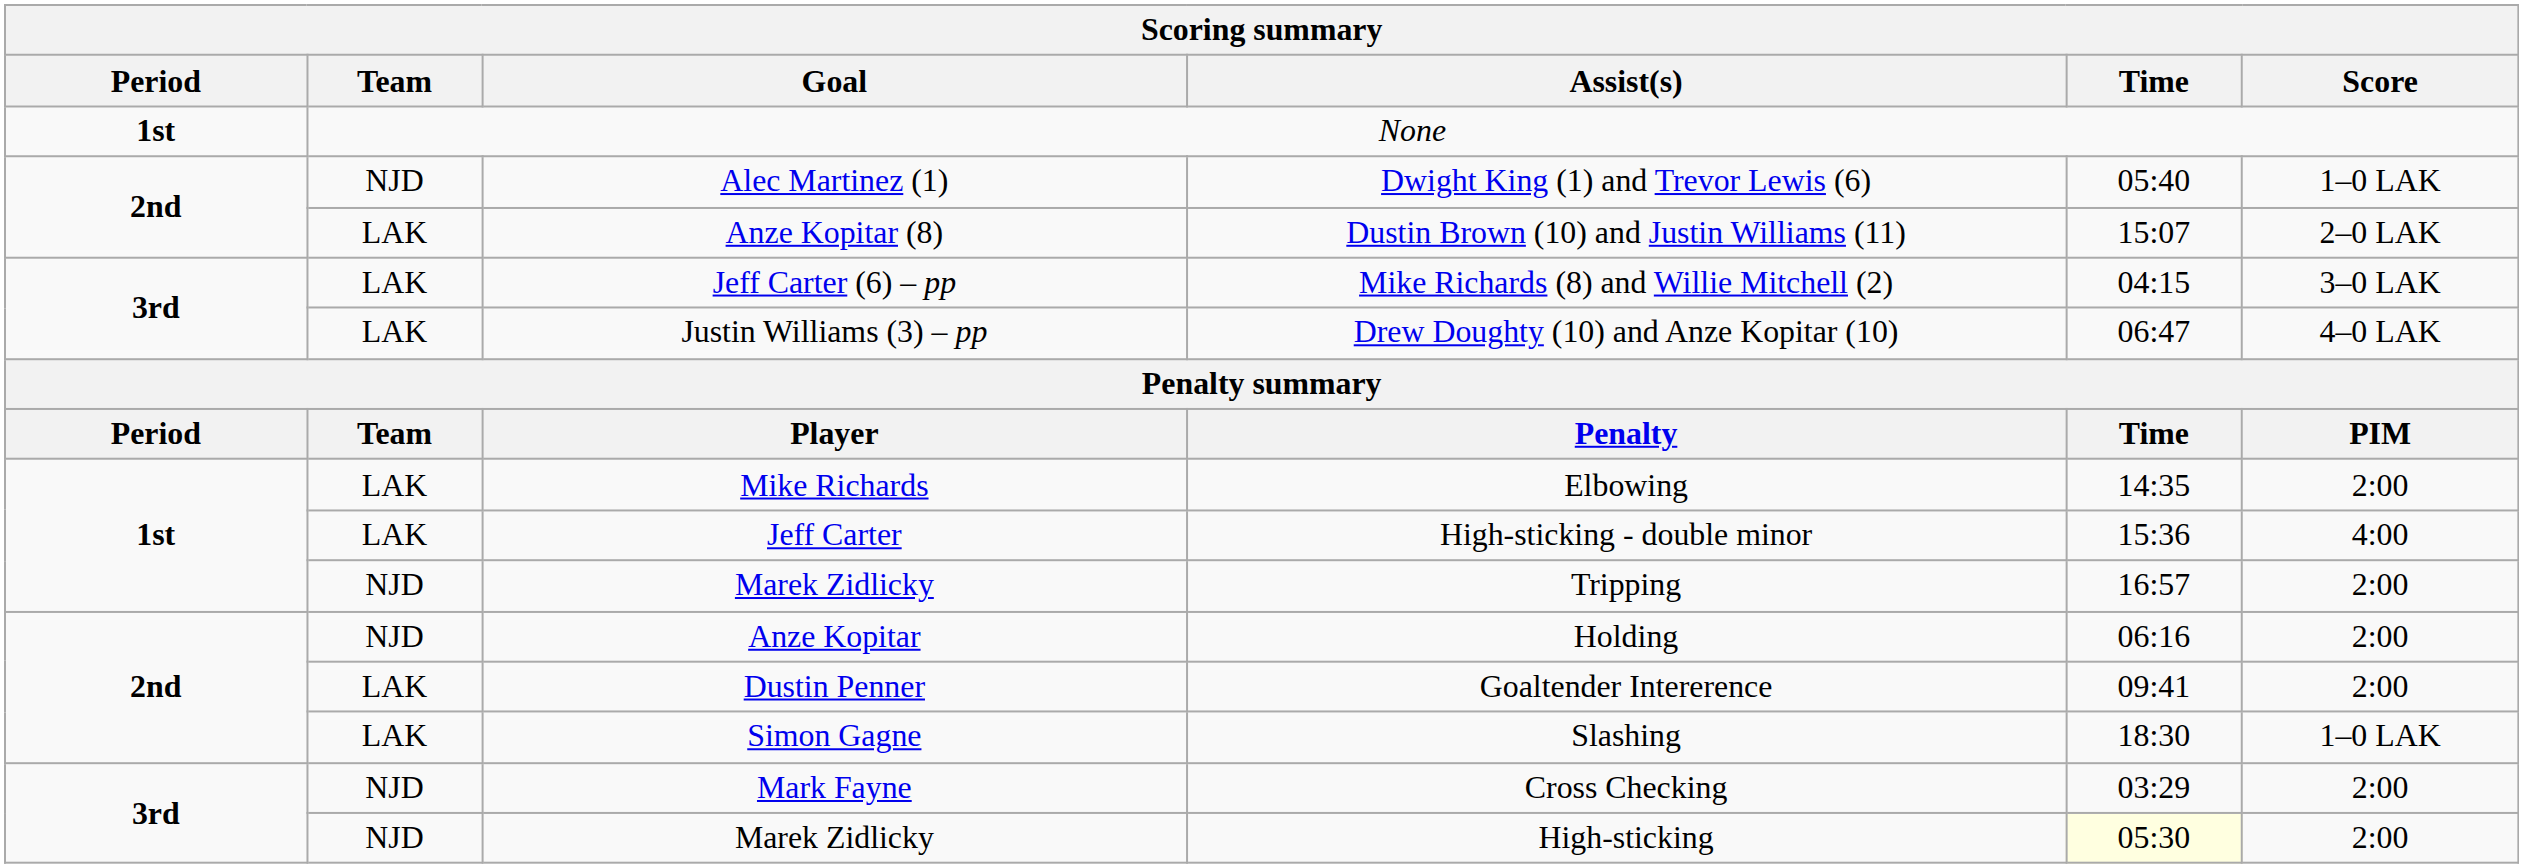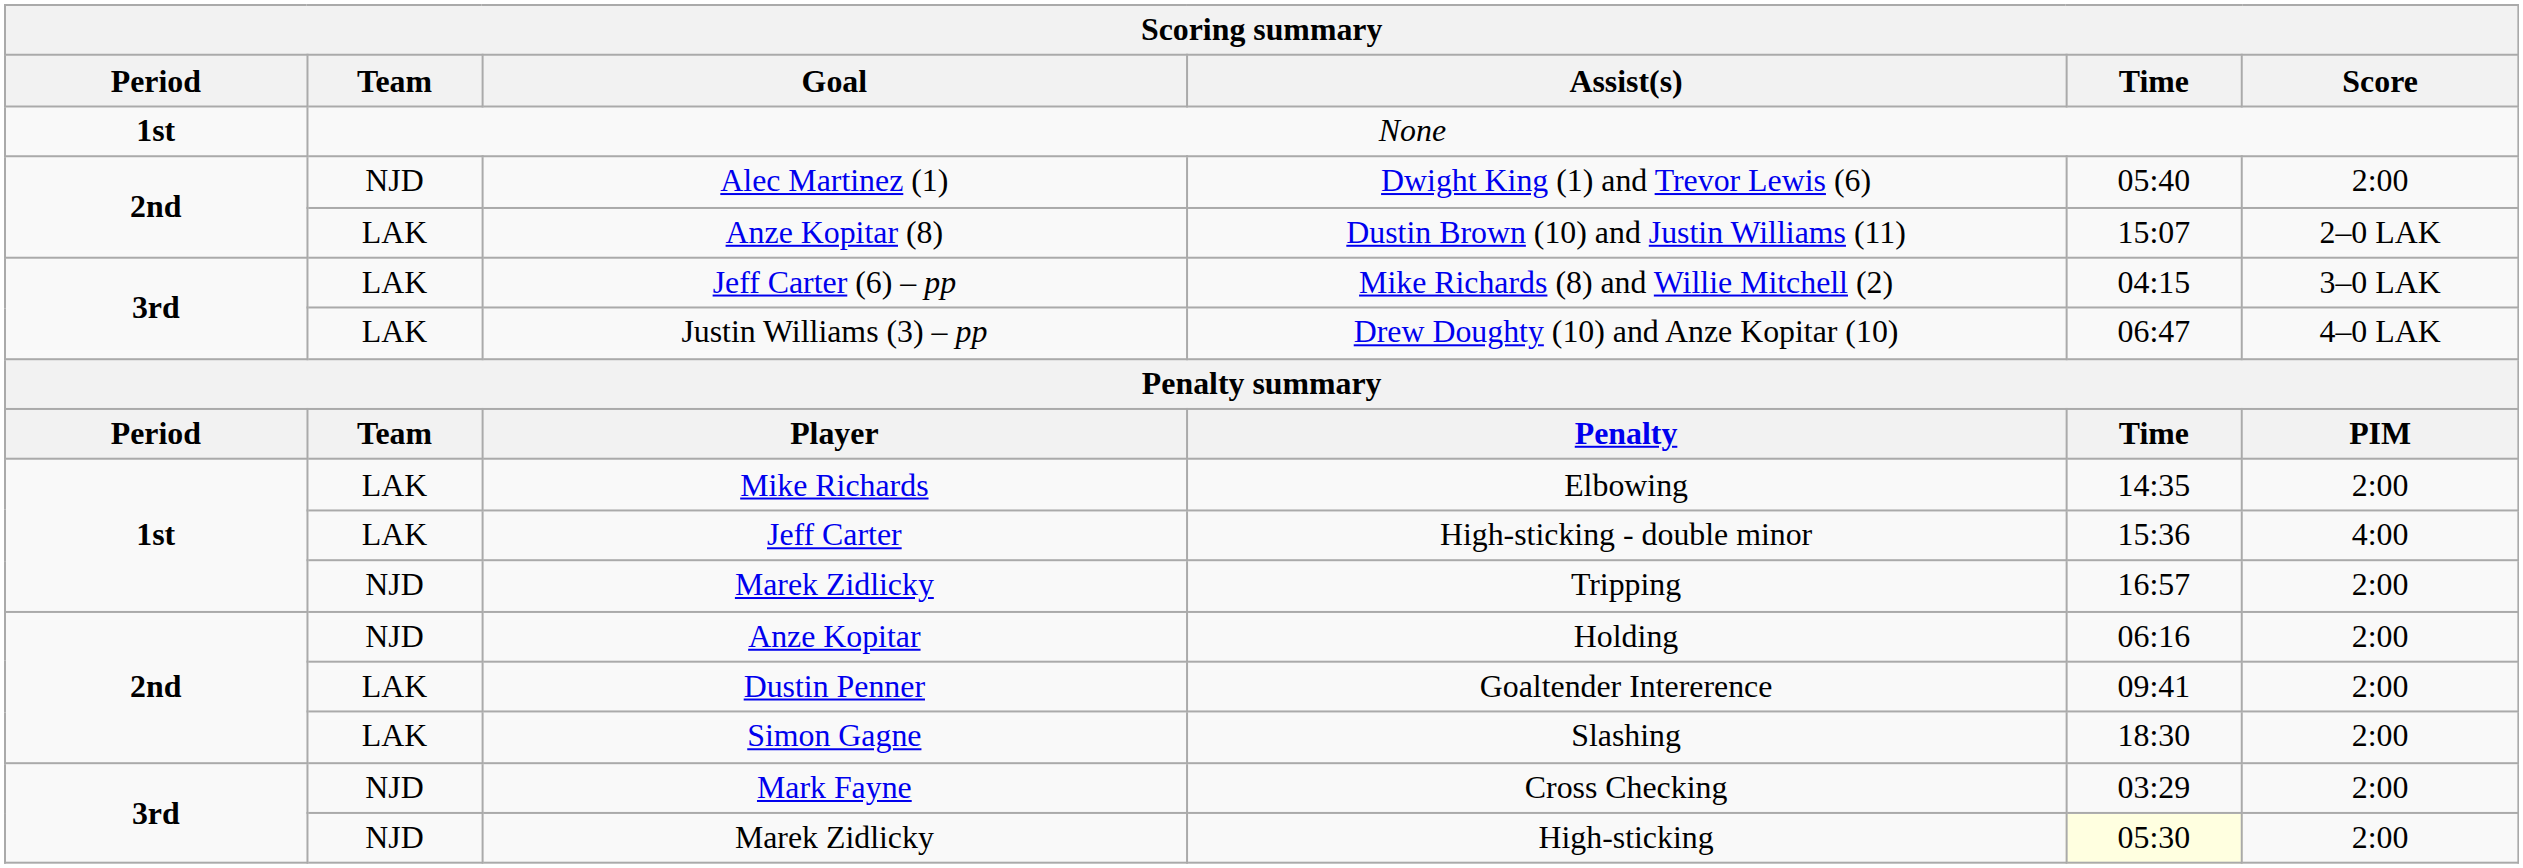(2380, 181) 1–0 LAK -> (2380, 181) 2:00
(2380, 736) 1–0 LAK -> (2380, 736) 2:00
